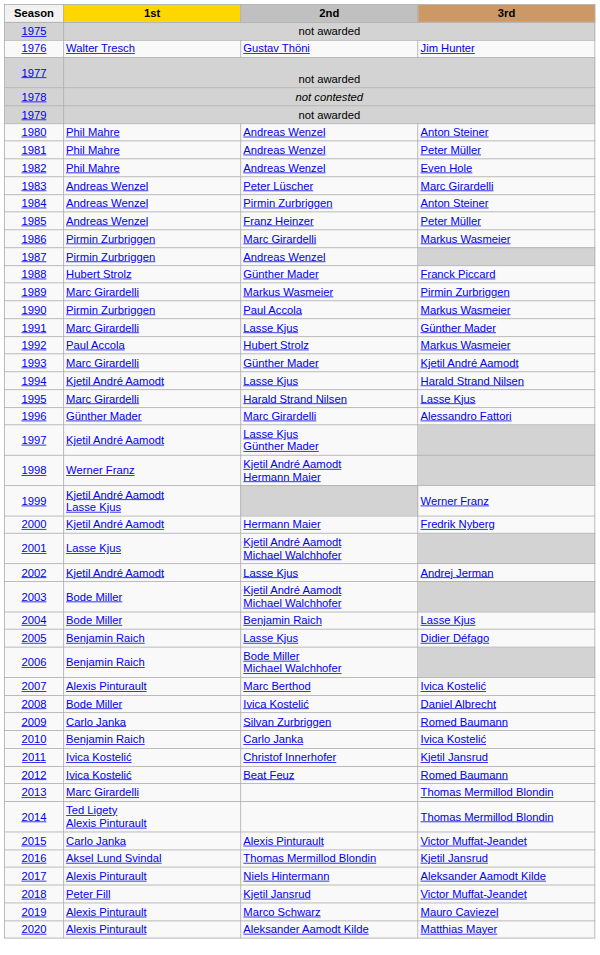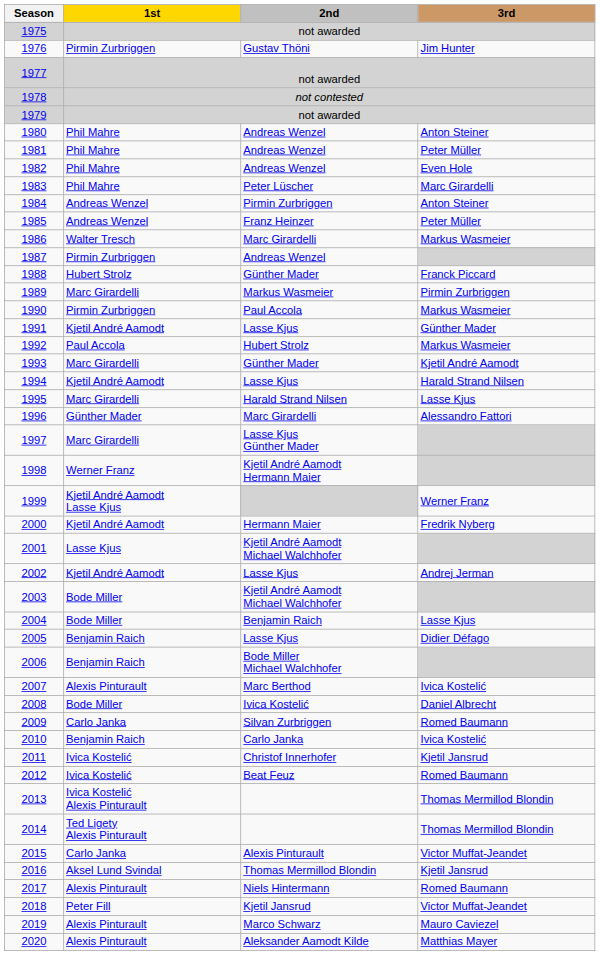(101, 49) Walter Tresch -> (111, 49) Pirmin Zurbriggen
(107, 186) Andreas Wenzel -> (93, 186) Phil Mahre
(111, 239) Pirmin Zurbriggen -> (101, 239) Walter Tresch
(103, 328) Marc Girardelli -> (115, 328) Kjetil André Aamodt
(115, 441) Kjetil André Aamodt -> (103, 441) Marc Girardelli
(103, 793) Marc Girardelli -> (106, 799) Ivica Kostelić Alexis Pinturault
(483, 877) Aleksander Aamodt Kilde -> (464, 889) Romed Baumann
